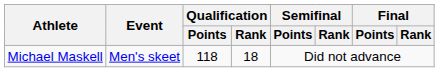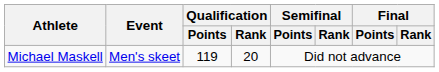(207, 57) 118 -> (207, 57) 119
(251, 57) 18 -> (251, 57) 20
